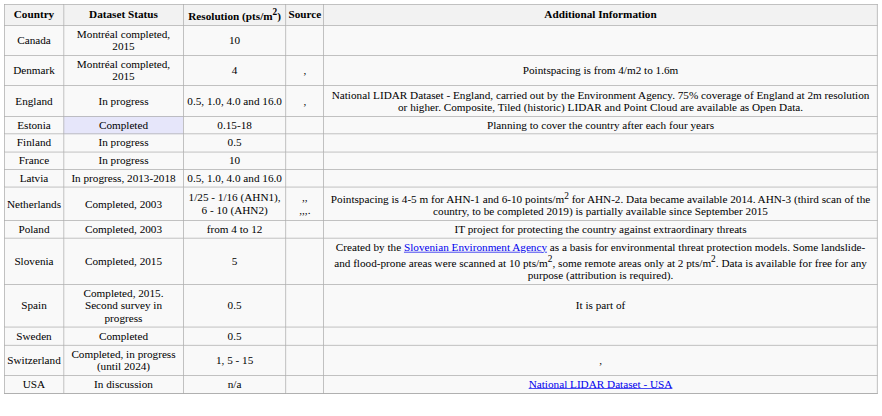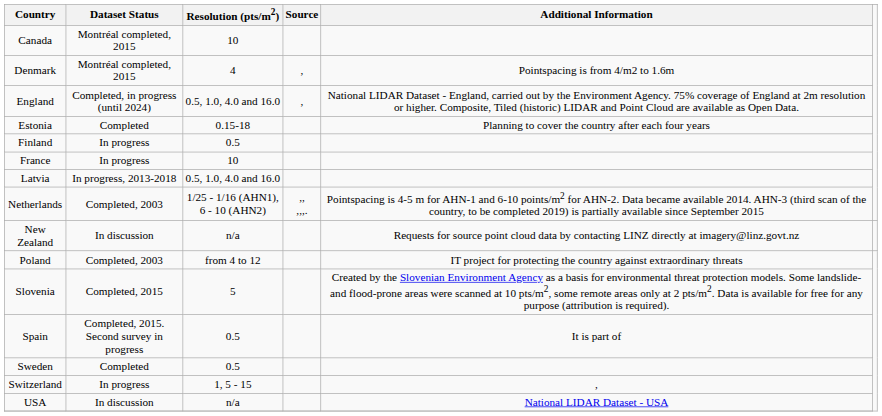(123, 101) In progress -> (124, 101) Completed, in progress (until 2024)
(123, 125) lavender background -> (124, 125) no background
+ row: (35, 236)
(123, 360) Completed, in progress (until 2024) -> (124, 384) In progress
